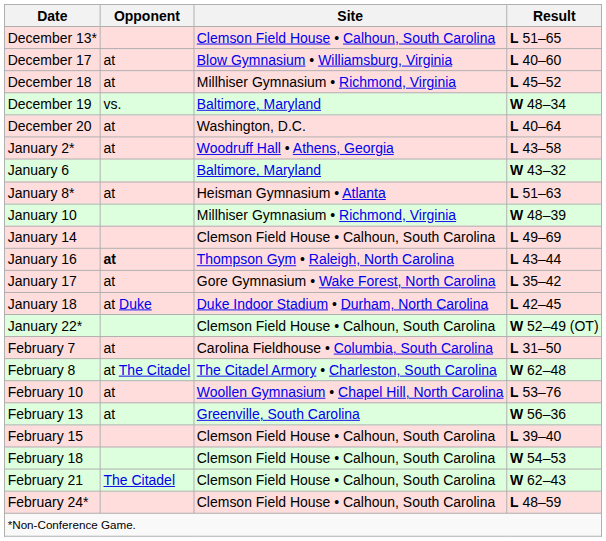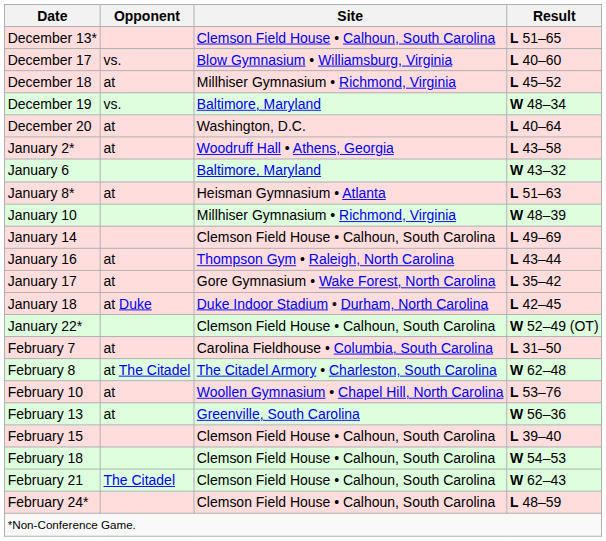(109, 60) at -> (112, 60) vs.
(110, 259) bold -> (109, 259) normal
